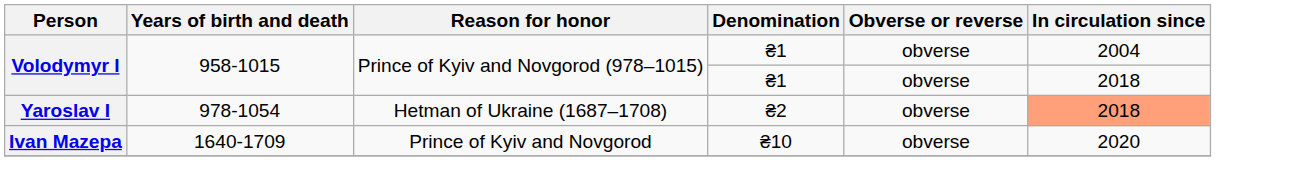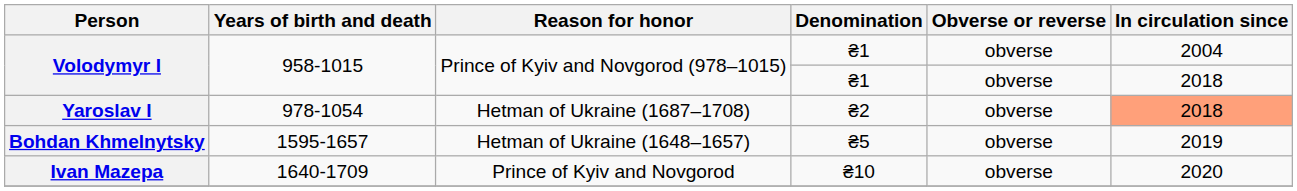+ row: (107, 141)
